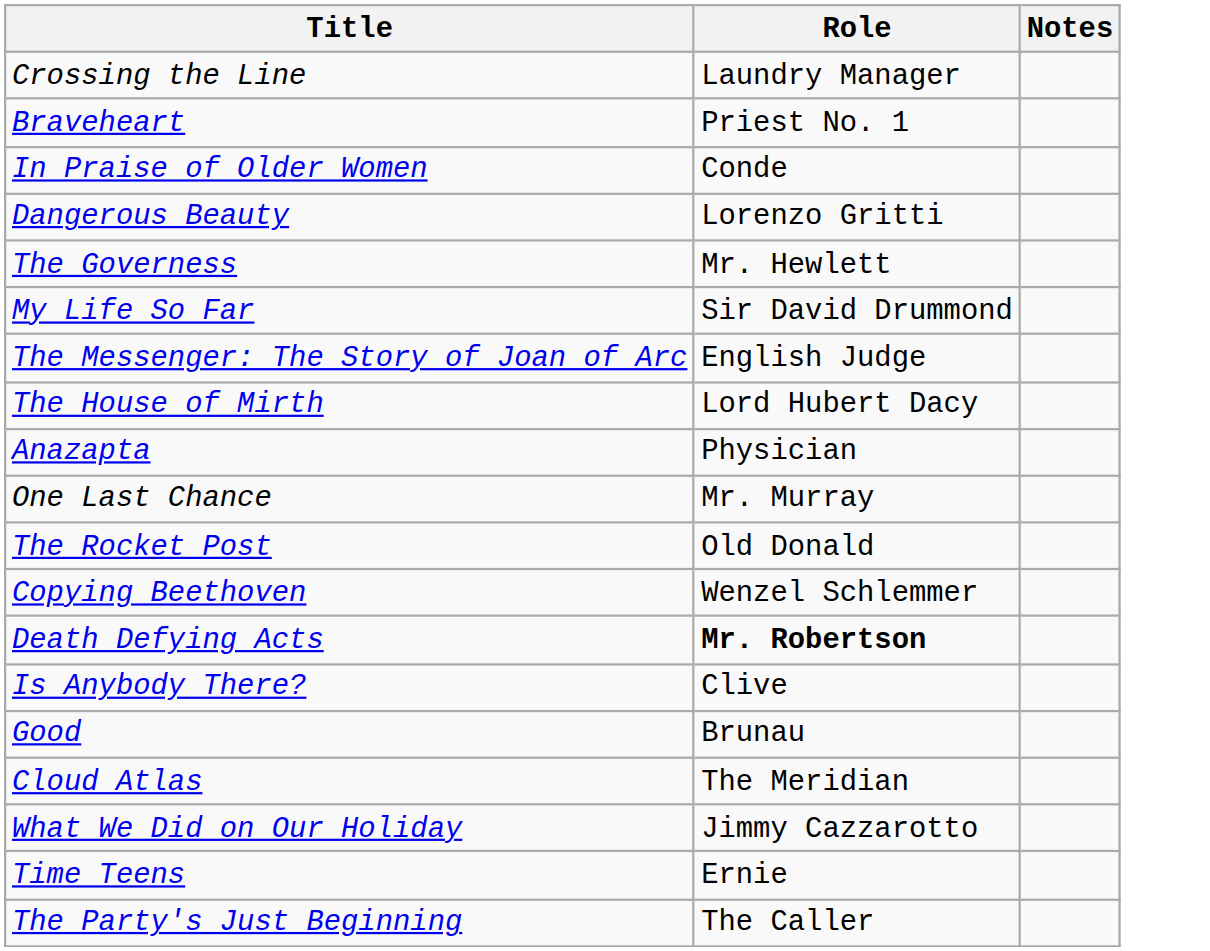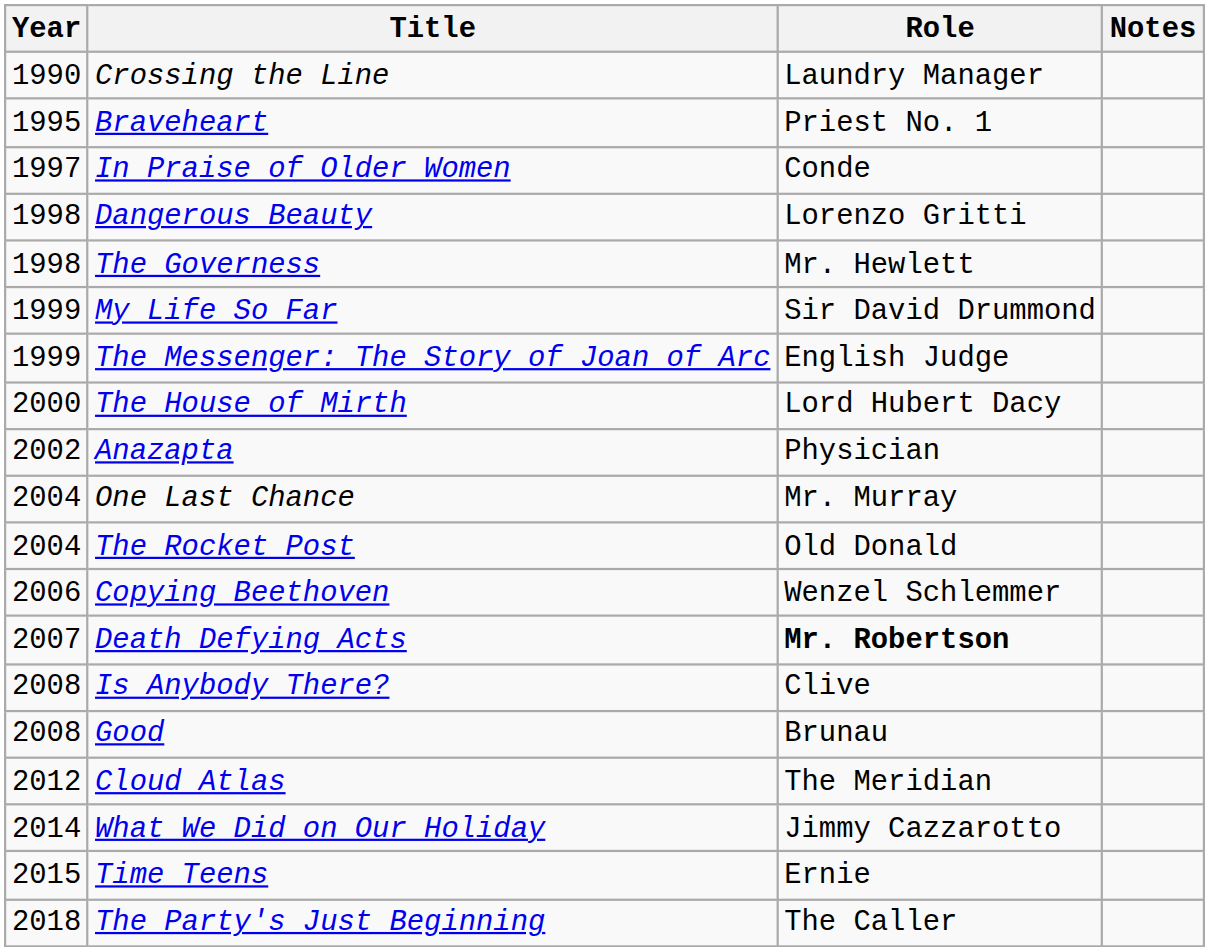+ column: (47, 29)
